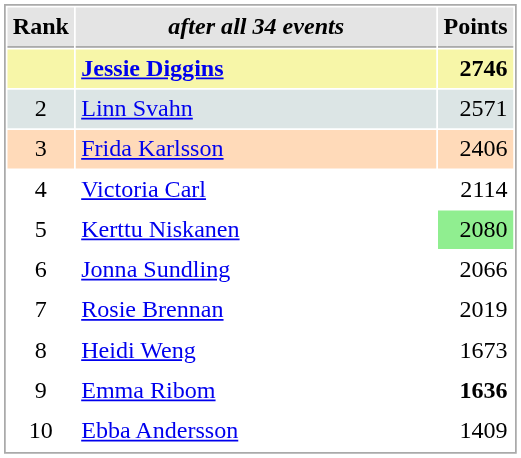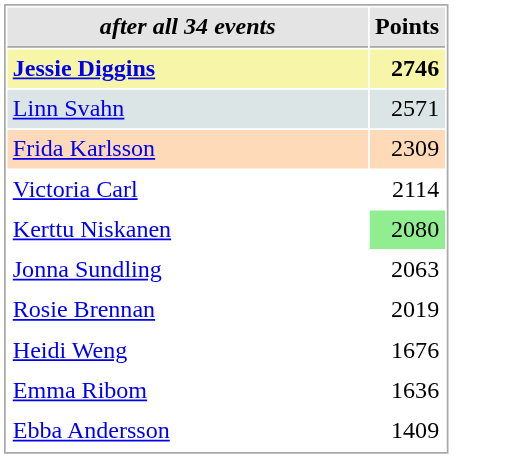- column: (41, 26)
(484, 148) 2406 -> (415, 148) 2309
(484, 269) 2066 -> (415, 269) 2063
(484, 350) 1673 -> (415, 350) 1676
(484, 390) bold -> (415, 390) normal
